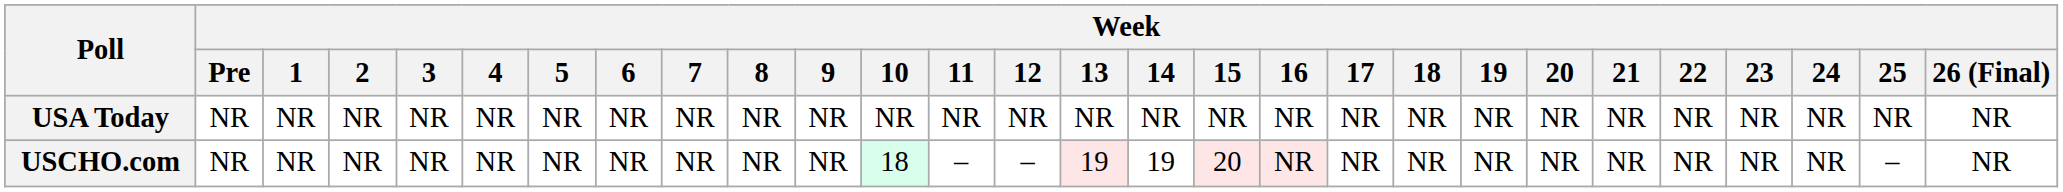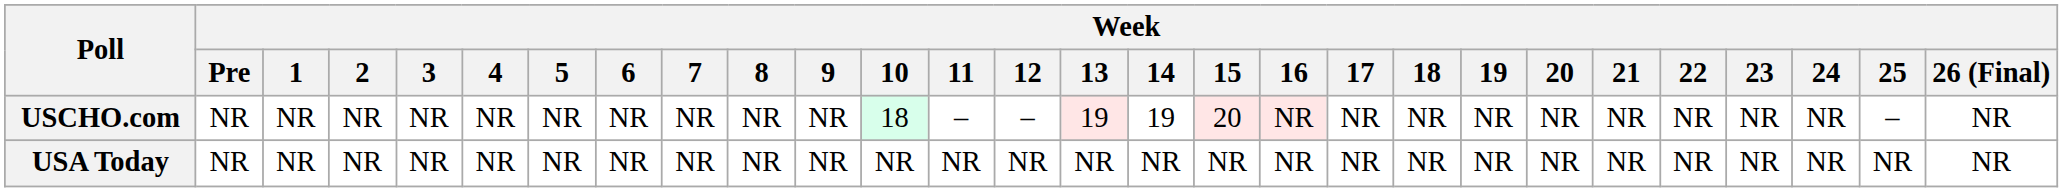rows swapped: (100, 162) <-> (100, 117)
